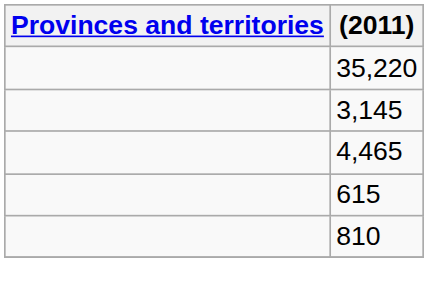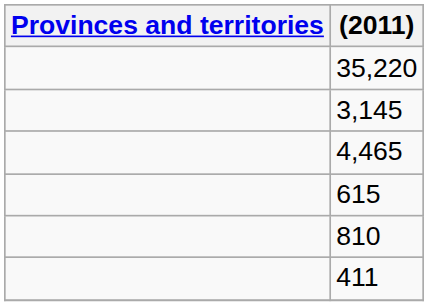+ row: (357, 278)
